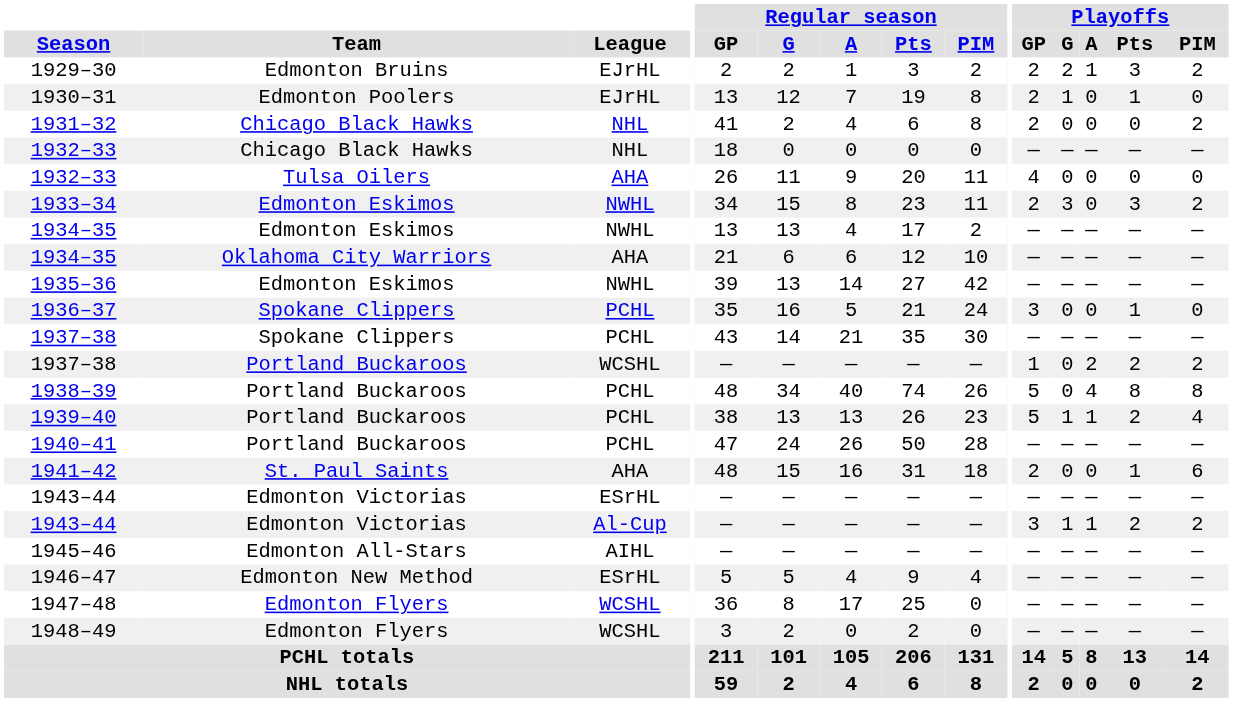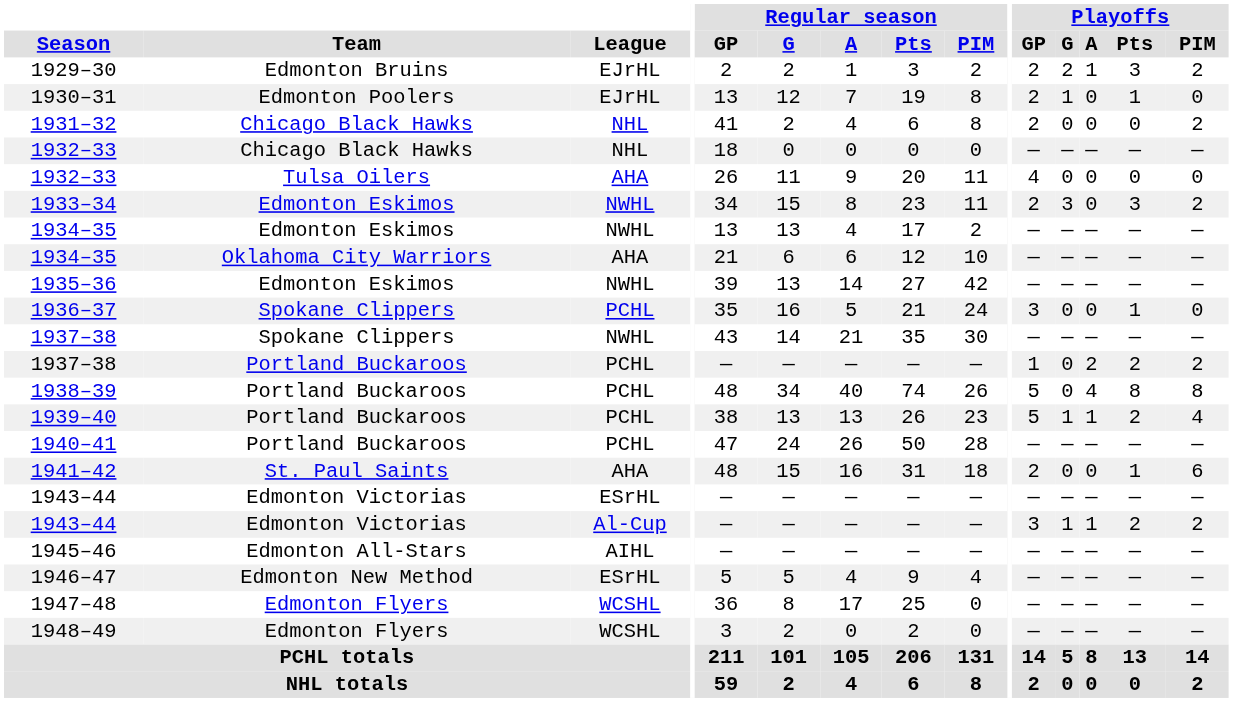(630, 338) PCHL -> (630, 338) NWHL
(630, 364) WCSHL -> (630, 364) PCHL
